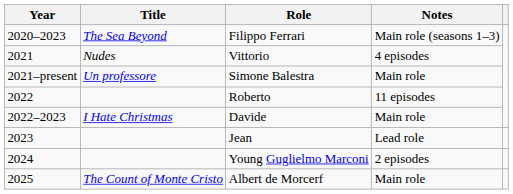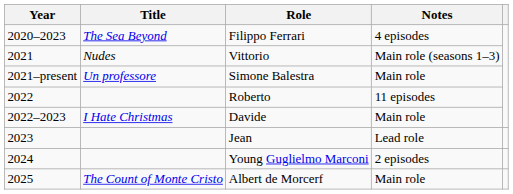(437, 35) Main role (seasons 1–3) -> (402, 35) 4 episodes
(402, 55) 4 episodes -> (437, 55) Main role (seasons 1–3)
